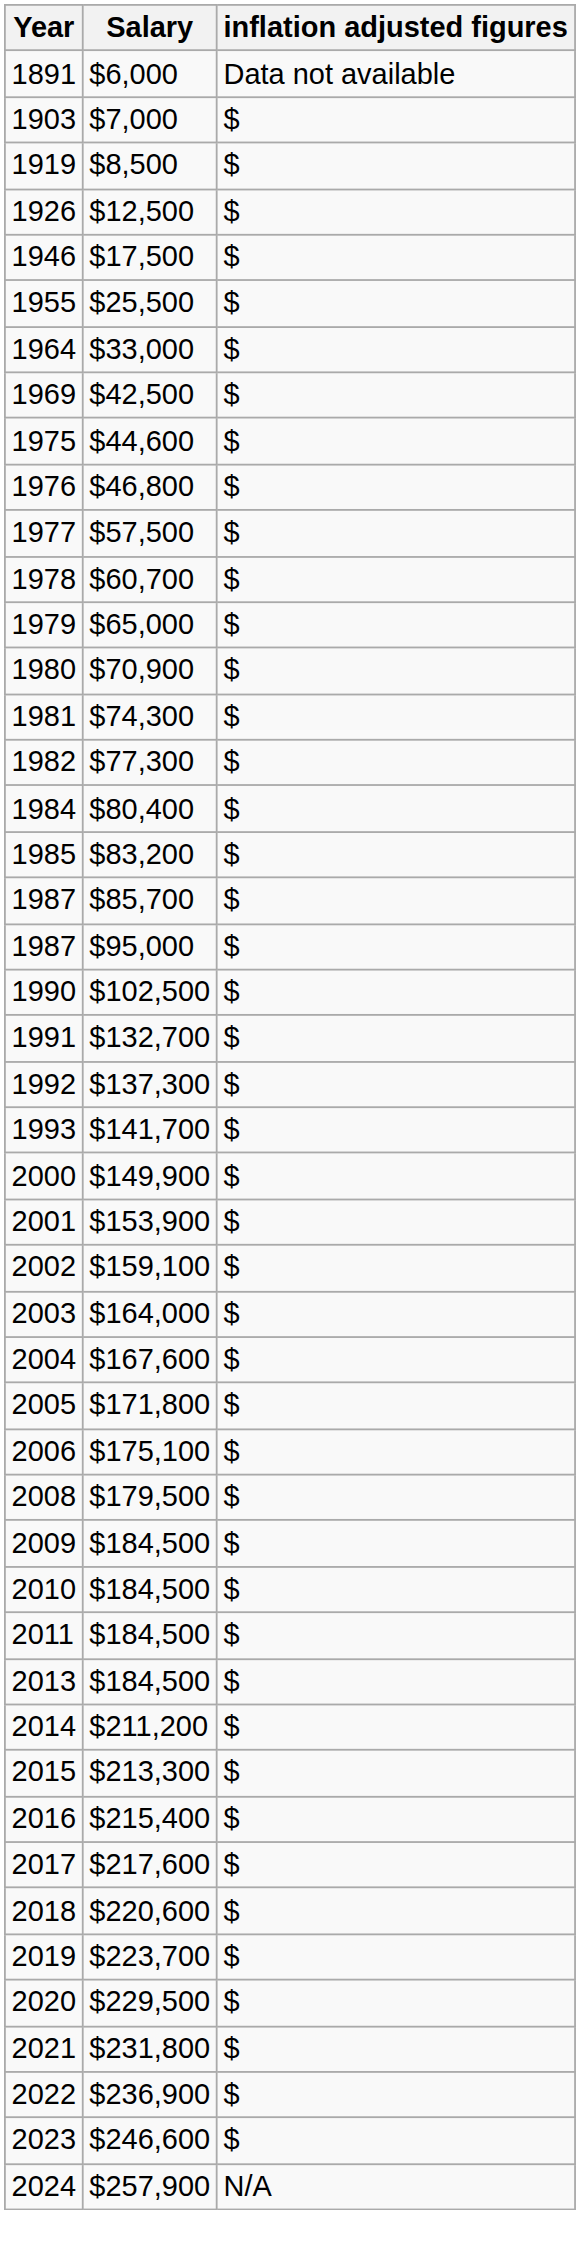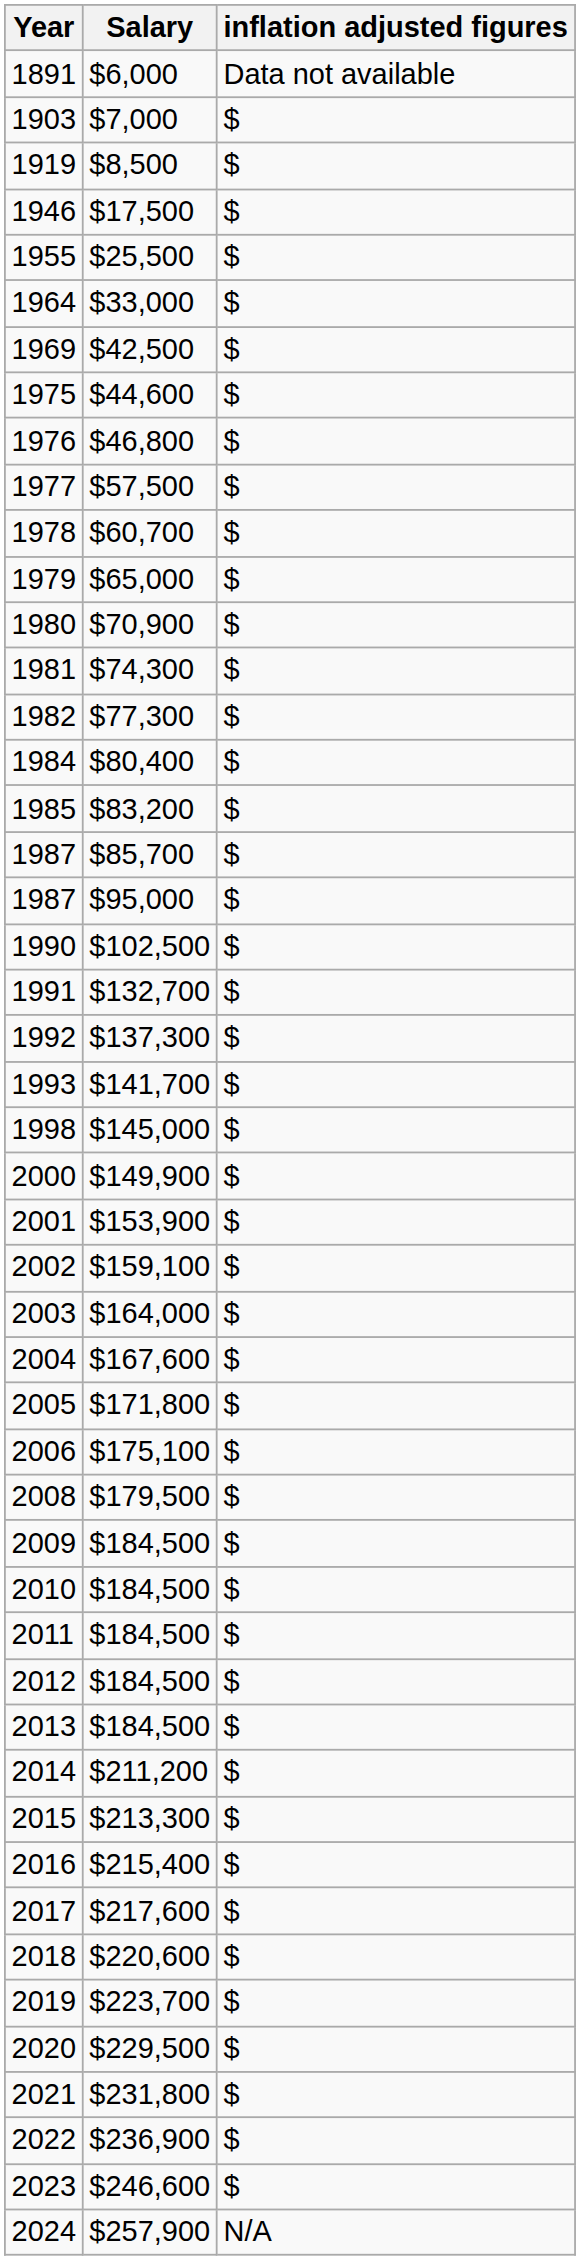- row: (44, 211)
+ row: (44, 1129)
+ row: (44, 1680)
